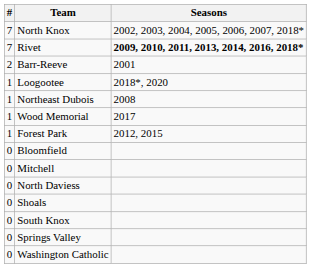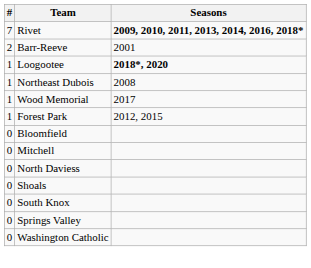- row: (43, 30)
(141, 82) normal -> (141, 64) bold
